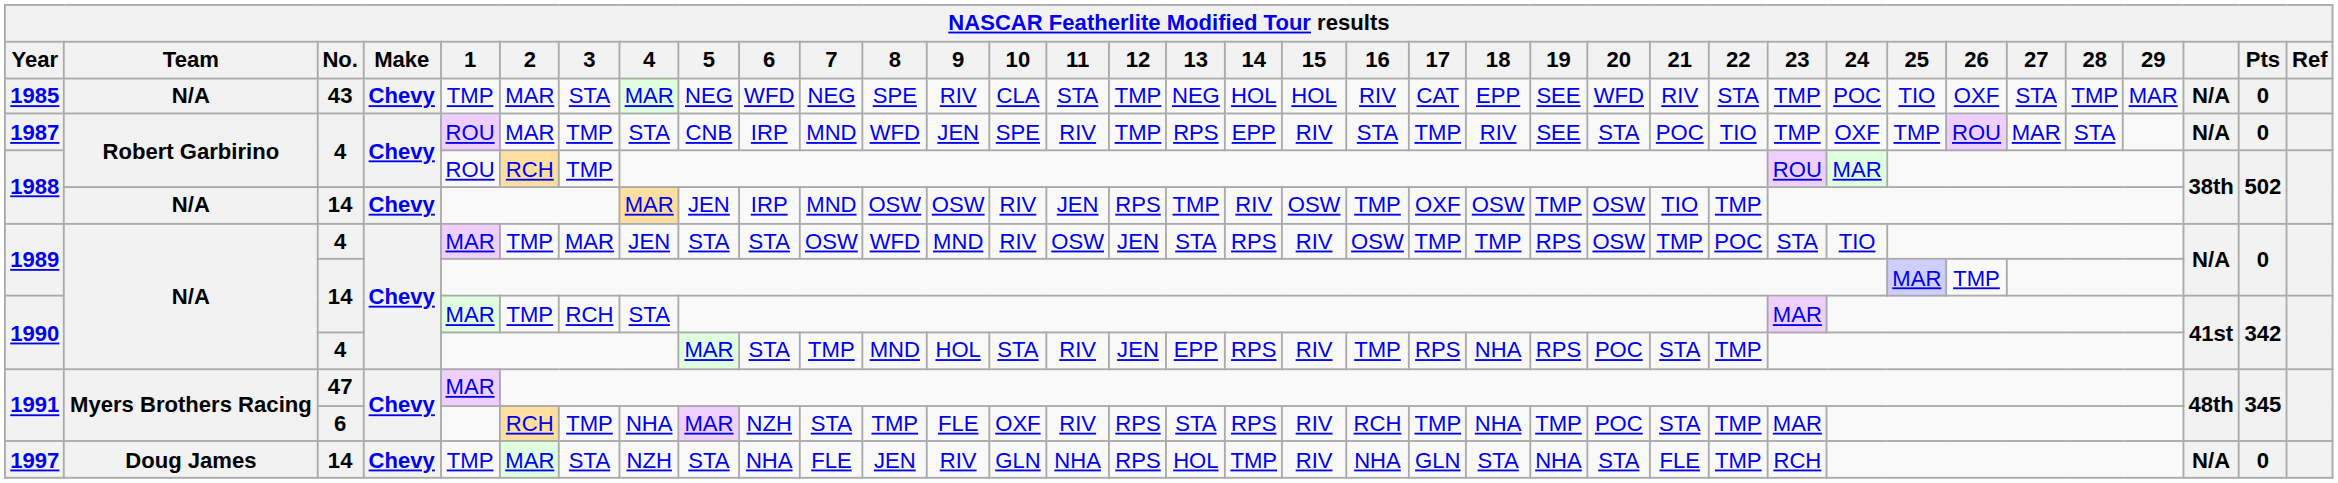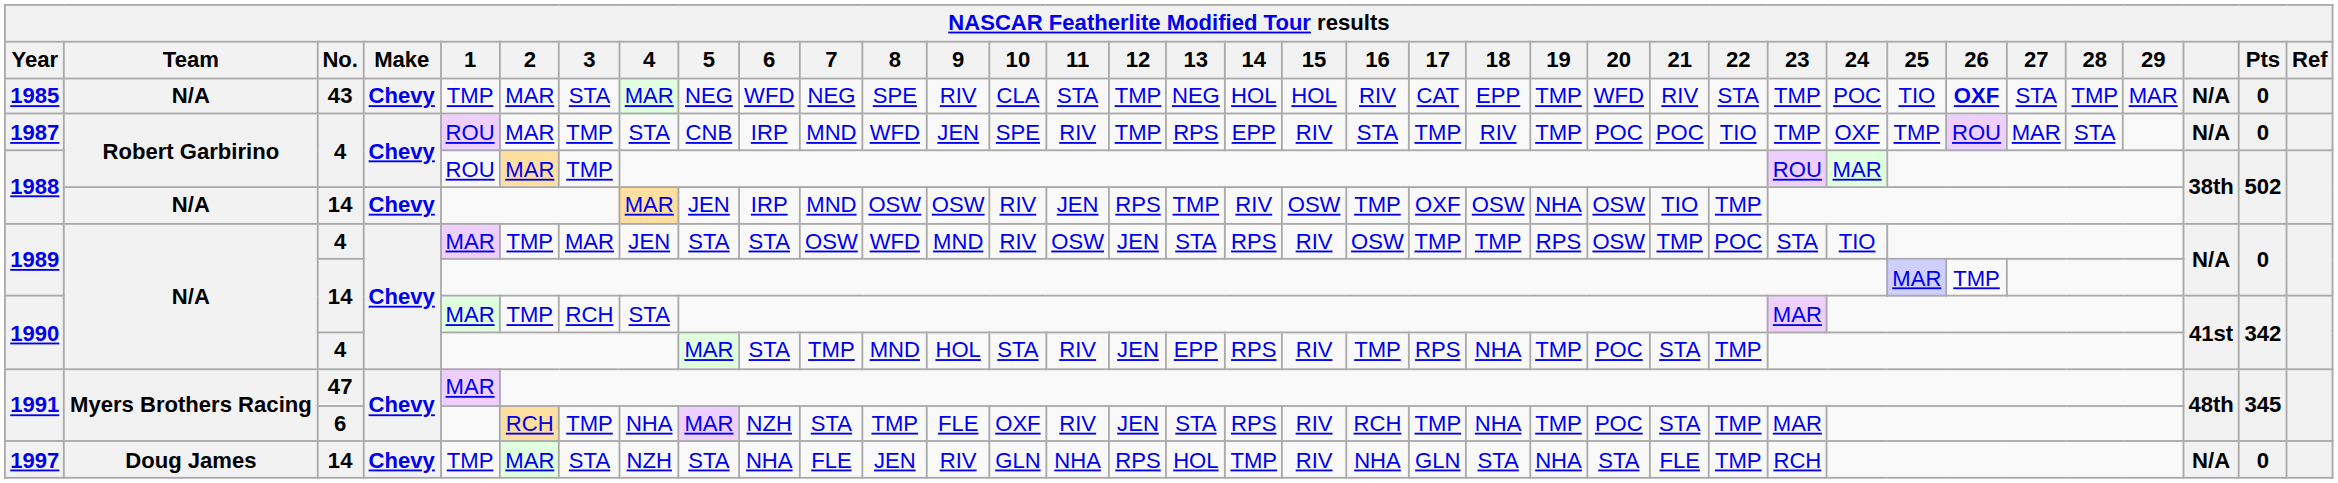(1558, 96) SEE -> (1558, 96) TMP
(1977, 96) normal -> (1977, 96) bold
(1558, 132) SEE -> (1558, 132) TMP
(1619, 132) STA -> (1619, 132) POC
(530, 169) RCH -> (530, 169) MAR
(1558, 205) TMP -> (1558, 205) NHA
(1558, 351) RPS -> (1558, 351) TMP
(1138, 423) RPS -> (1138, 423) JEN
